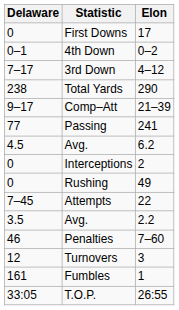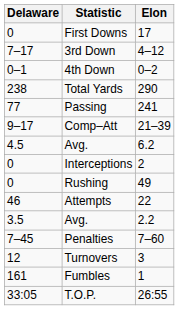rows swapped: (90, 70) <-> (90, 51)
rows swapped: (86, 126) <-> (91, 107)
(20, 201) 7–45 -> (14, 201) 46
(14, 239) 46 -> (20, 239) 7–45
